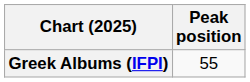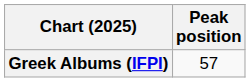(209, 63) 55 -> (209, 63) 57
